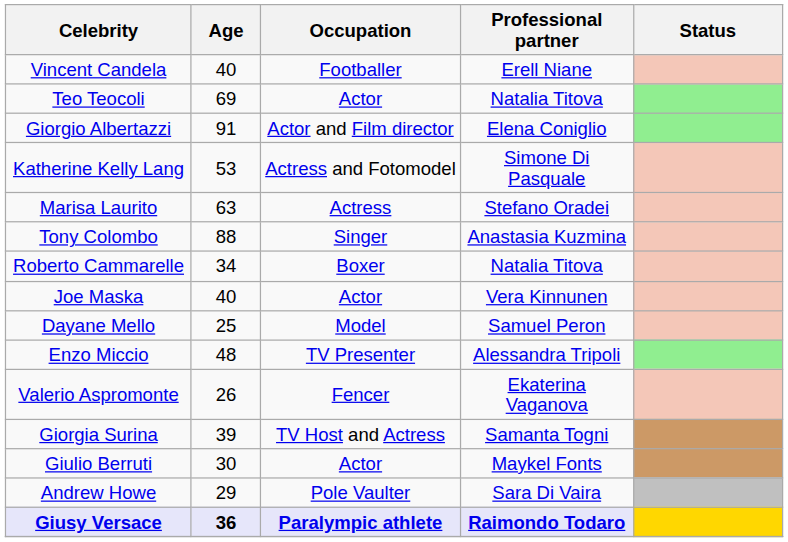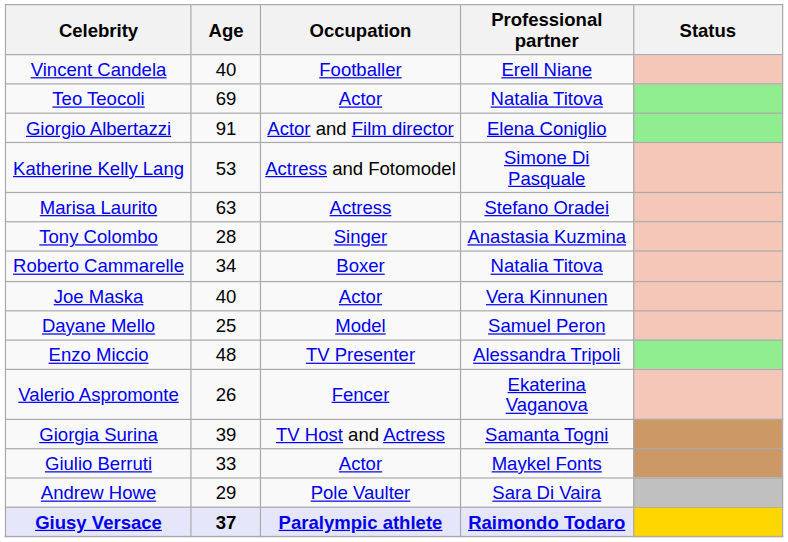(226, 237) 88 -> (226, 237) 28
(226, 463) 30 -> (226, 463) 33
(226, 522) 36 -> (226, 522) 37
